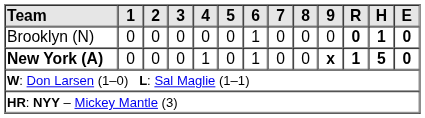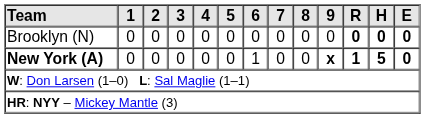(256, 37) 1 -> (256, 37) 0
(381, 37) 1 -> (381, 37) 0
(206, 58) 1 -> (206, 58) 0
